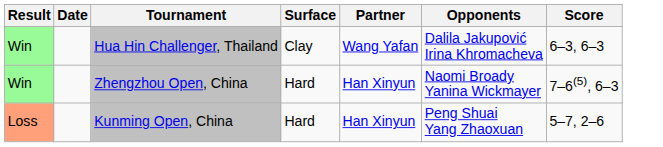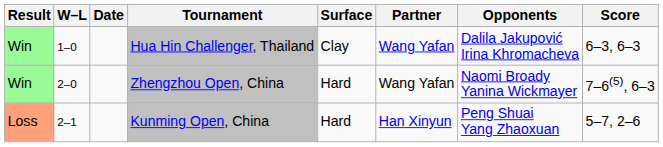+ column: (72, 15)
(379, 84) Han Xinyun -> (417, 84) Wang Yafan
